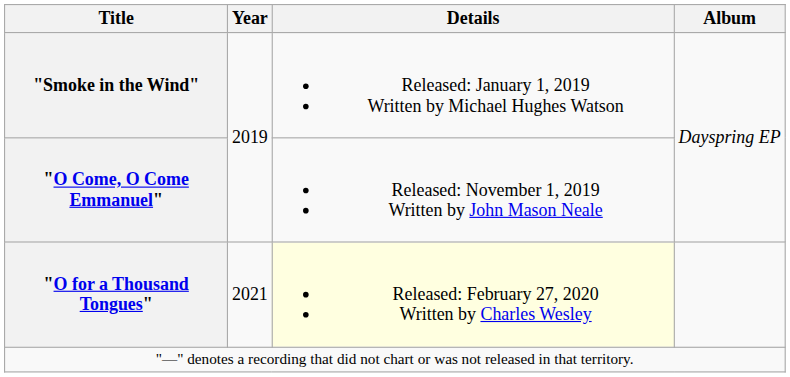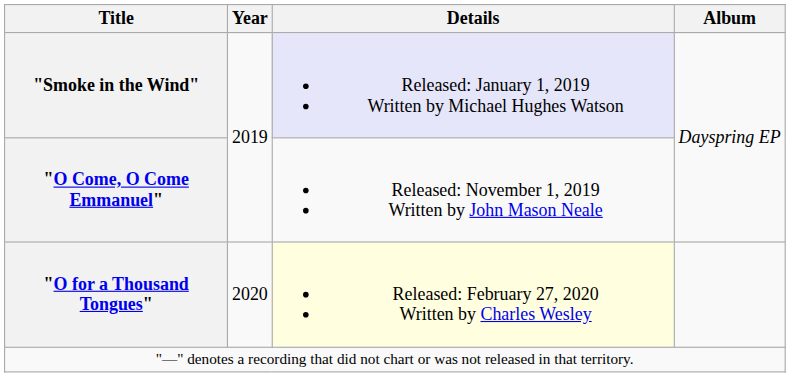(473, 95) no background -> (473, 95) lavender background
(250, 294) 2021 -> (250, 294) 2020
